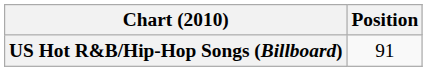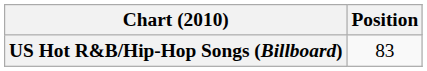(385, 50) 91 -> (385, 50) 83
